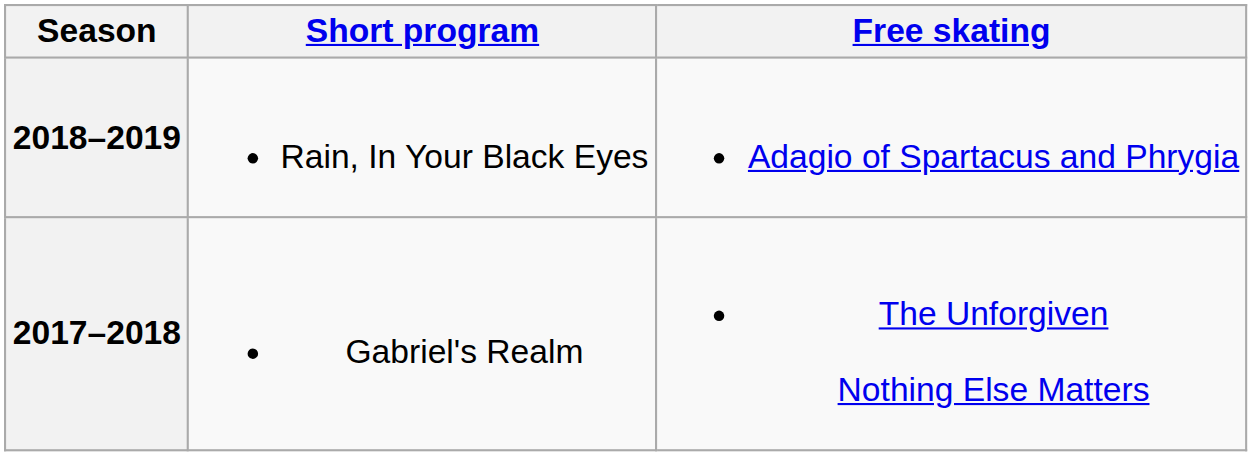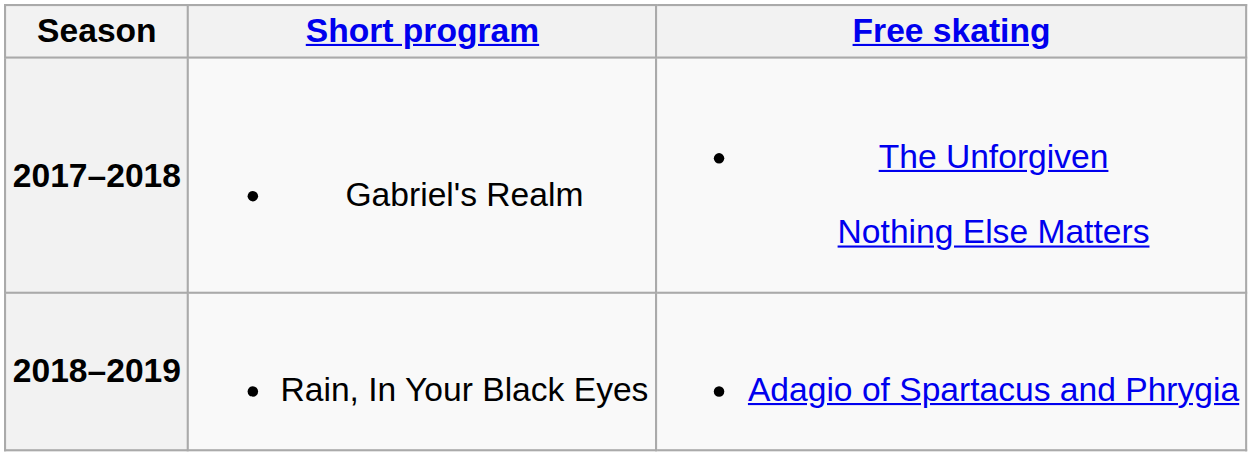rows swapped: (97, 136) <-> (97, 333)
